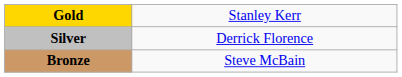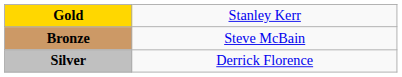rows swapped: (68, 38) <-> (68, 60)
